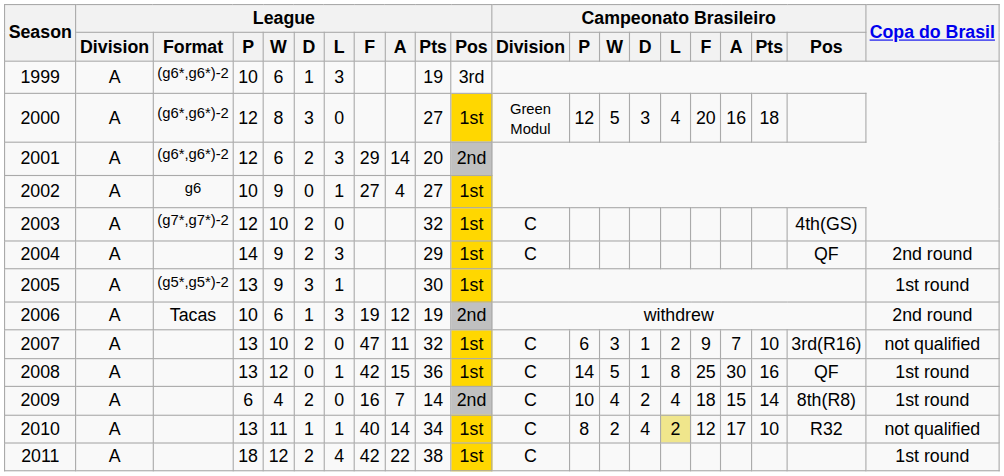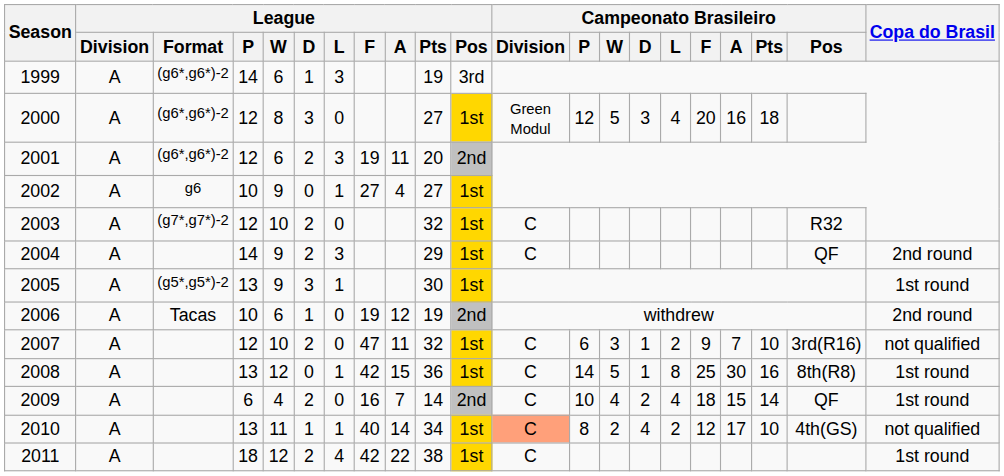(248, 77) 10 -> (248, 77) 14
(370, 158) 29 -> (370, 158) 19
(400, 158) 14 -> (400, 158) 11
(826, 224) 4th(GS) -> (826, 224) R32
(339, 316) 3 -> (339, 316) 0
(248, 344) 13 -> (248, 344) 12
(826, 372) QF -> (826, 372) 8th(R8)
(826, 400) 8th(R8) -> (826, 400) QF
(530, 428) no background -> (530, 428) lightsalmon background
(675, 428) khaki background -> (675, 428) no background
(826, 428) R32 -> (826, 428) 4th(GS)
